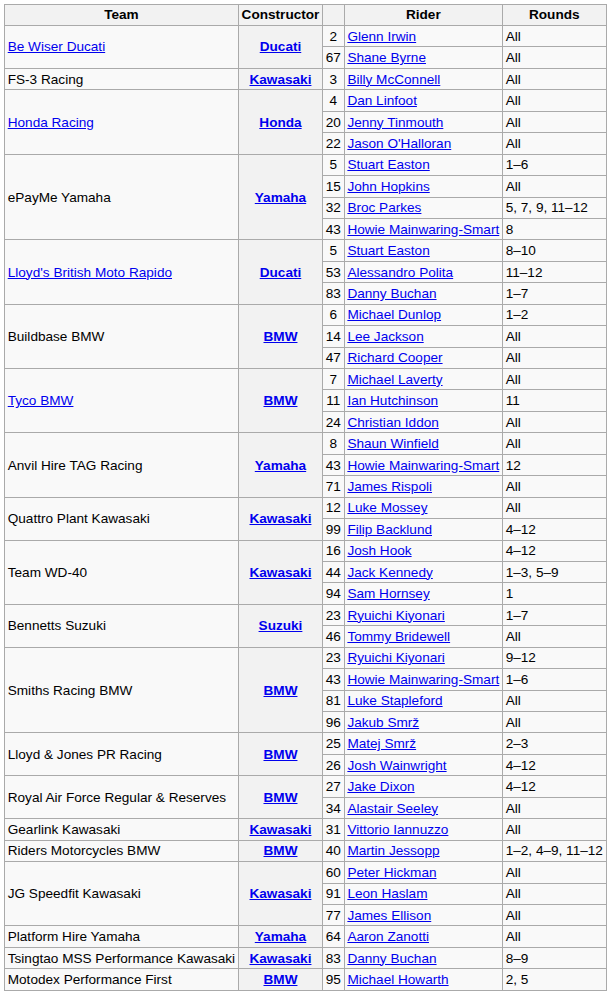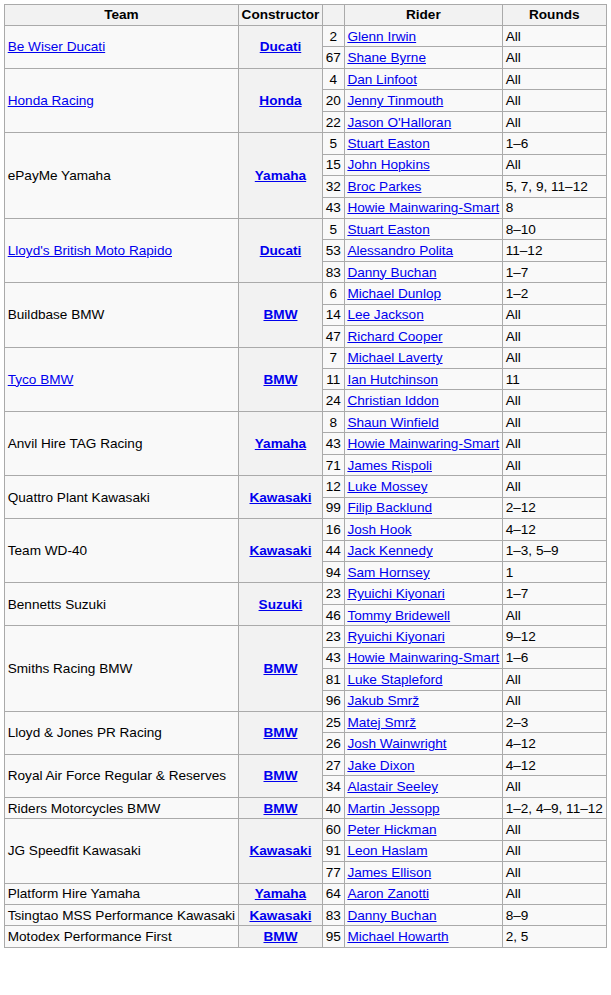- row: (46, 79)
(513, 465) 12 -> (513, 444) All
(521, 529) 4–12 -> (521, 508) 2–12
- row: (64, 829)
